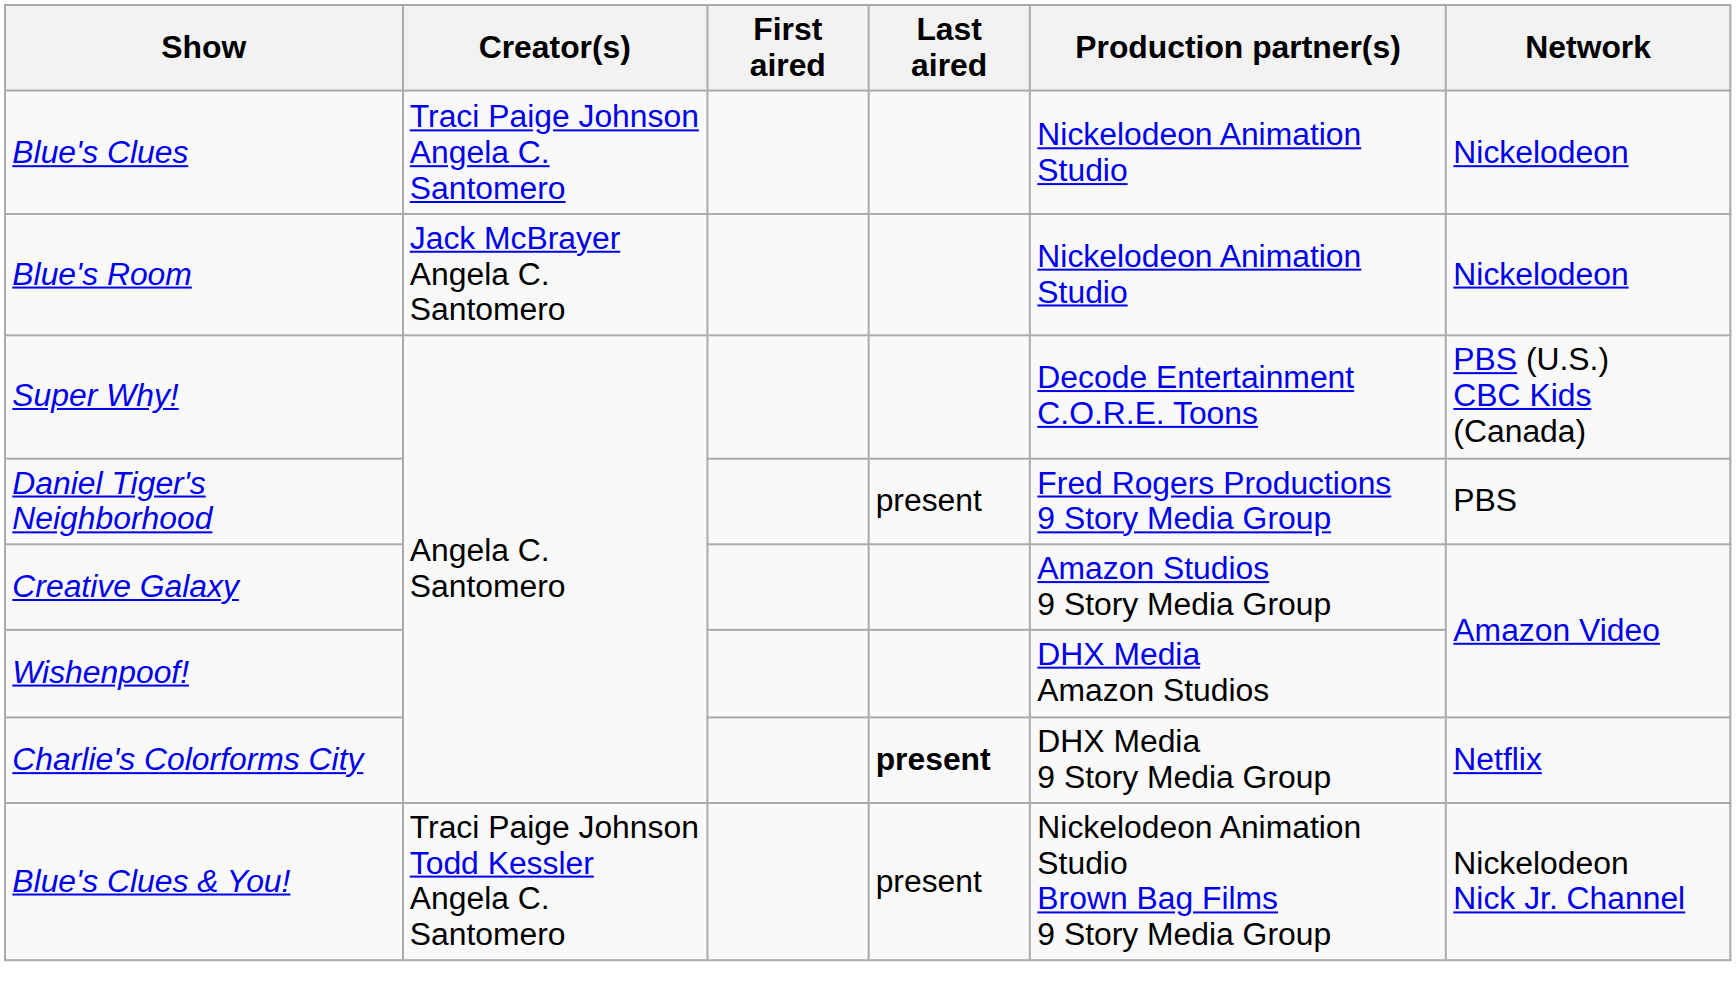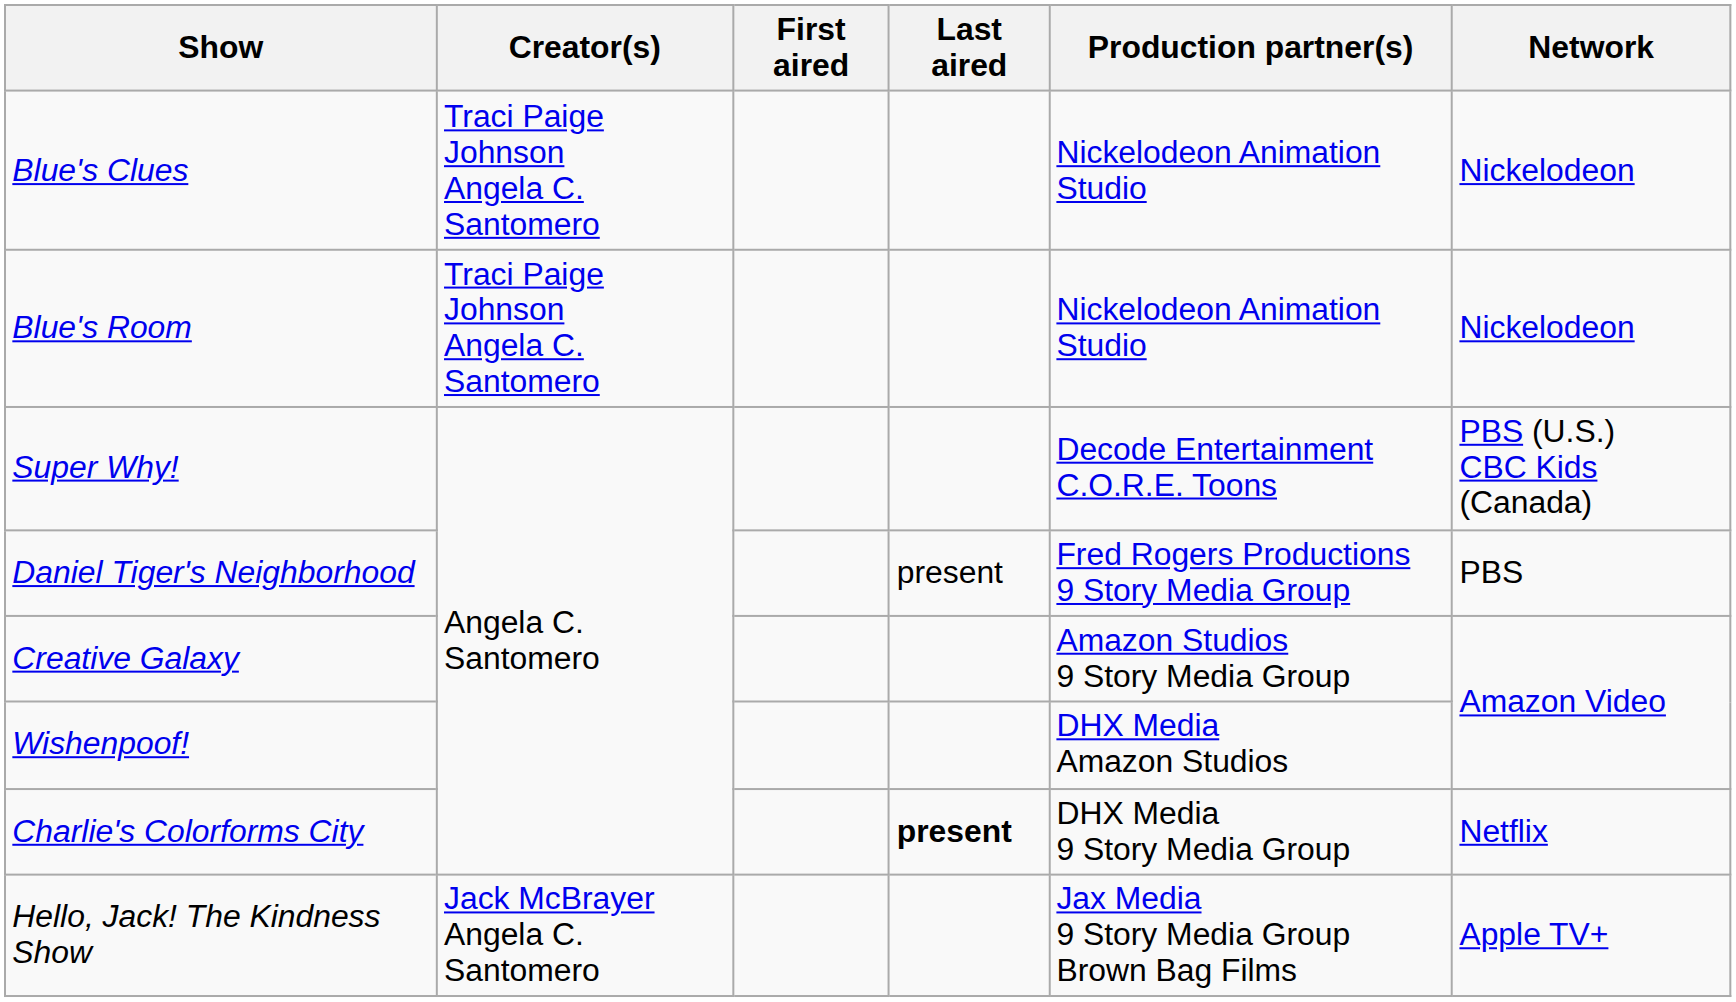(515, 274) Jack McBrayer Angela C. Santomero -> (524, 327) Traci Paige Johnson Angela C. Santomero
- row: (151, 881)
+ row: (196, 935)
